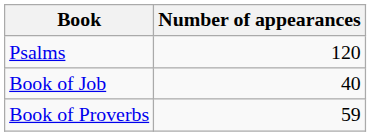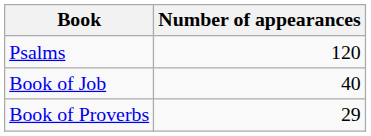(351, 114) 59 -> (351, 114) 29
